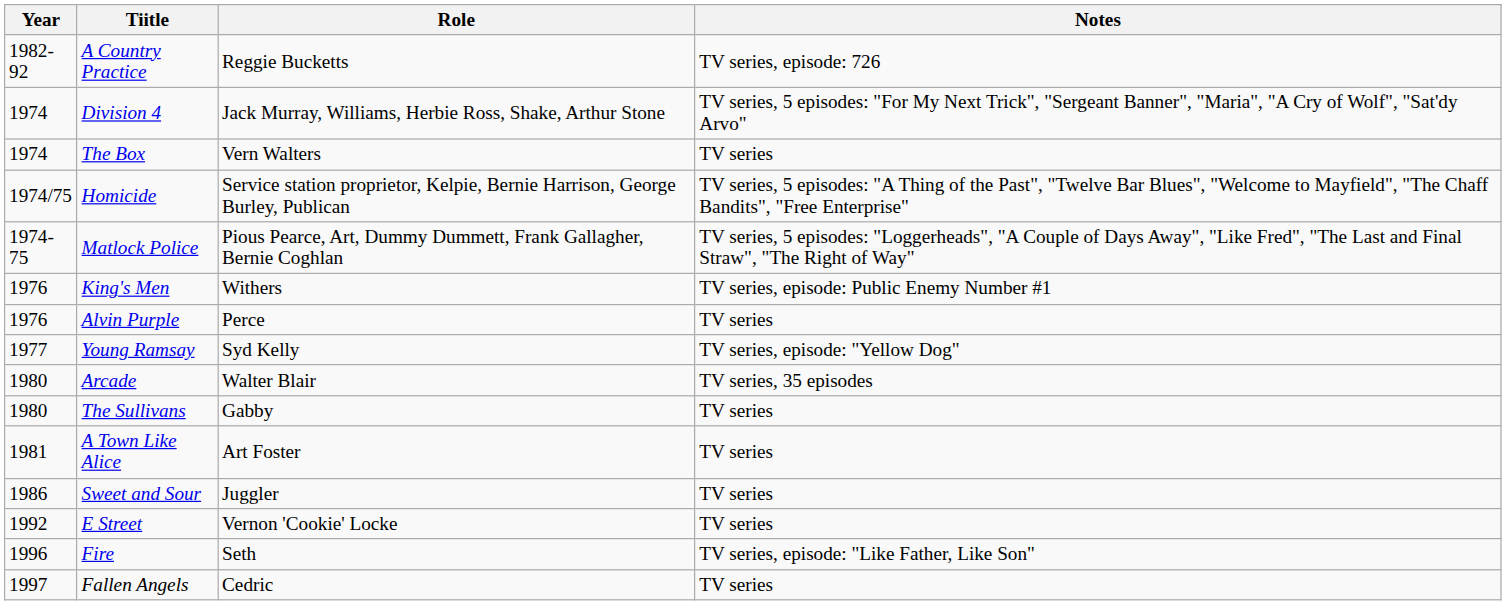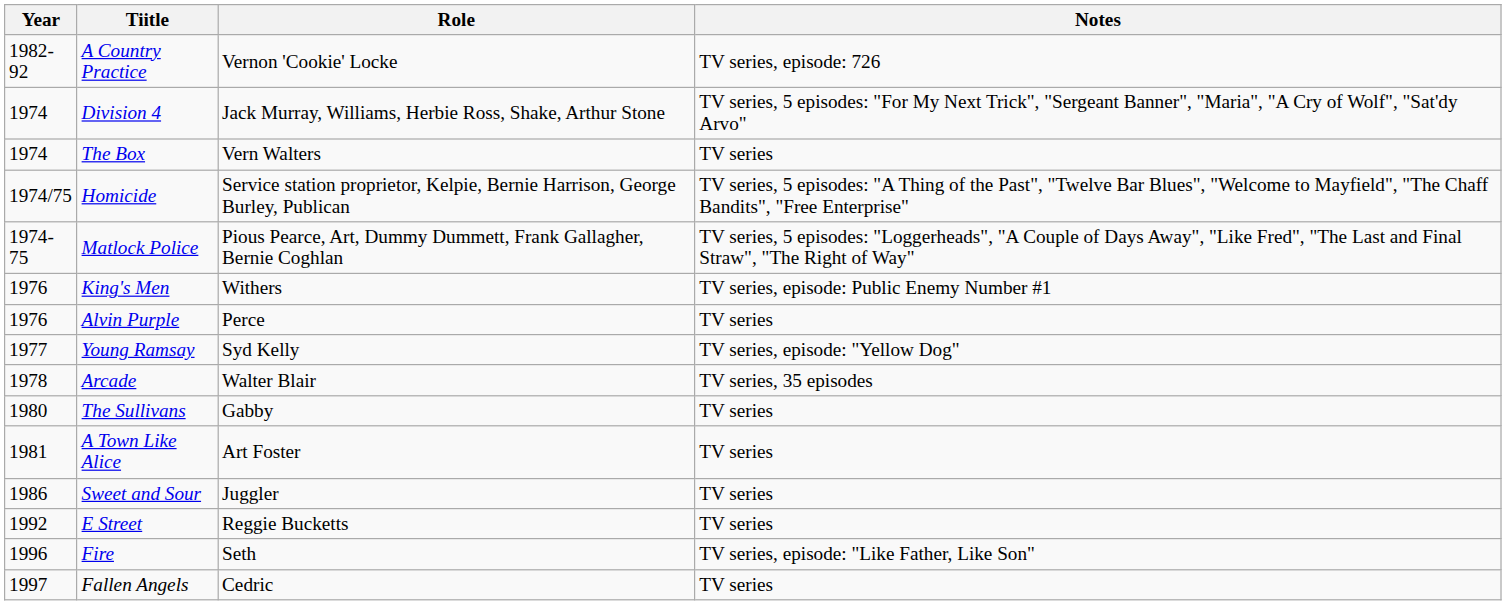(285, 60) Reggie Bucketts -> (310, 60) Vernon 'Cookie' Locke
(28, 380) 1980 -> (28, 380) 1978
(310, 523) Vernon 'Cookie' Locke -> (285, 523) Reggie Bucketts
